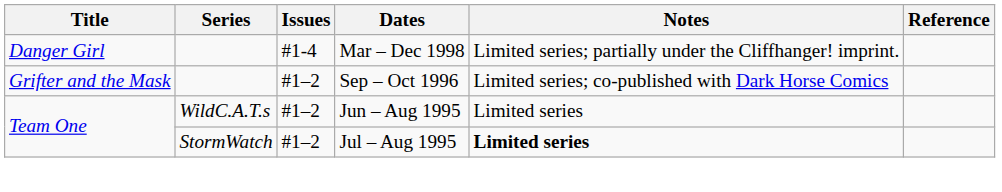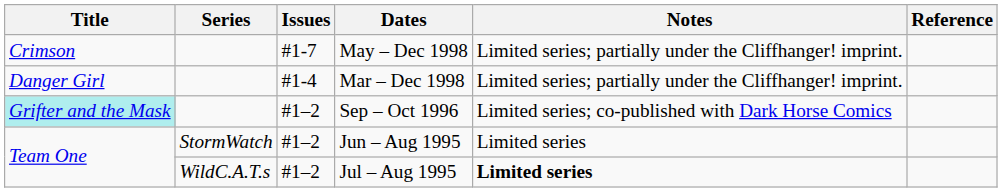+ row: (404, 50)
(90, 80) no background -> (90, 111) paleturquoise background
(225, 111) WildC.A.T.s -> (226, 141) StormWatch
(226, 141) StormWatch -> (225, 171) WildC.A.T.s
